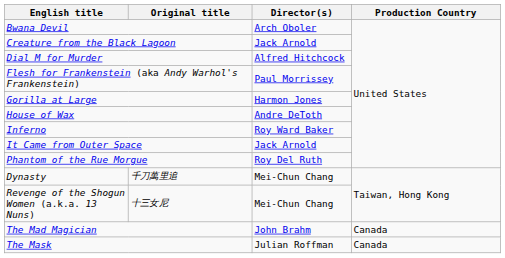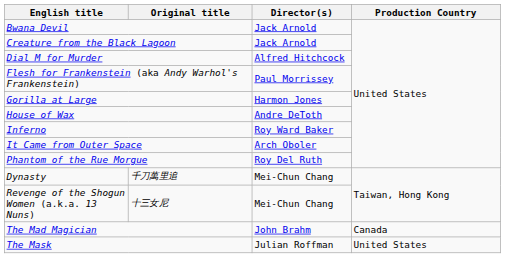(285, 27) Arch Oboler -> (285, 27) Jack Arnold
(285, 145) Jack Arnold -> (285, 145) Arch Oboler
(371, 245) Canada -> (390, 245) United States
